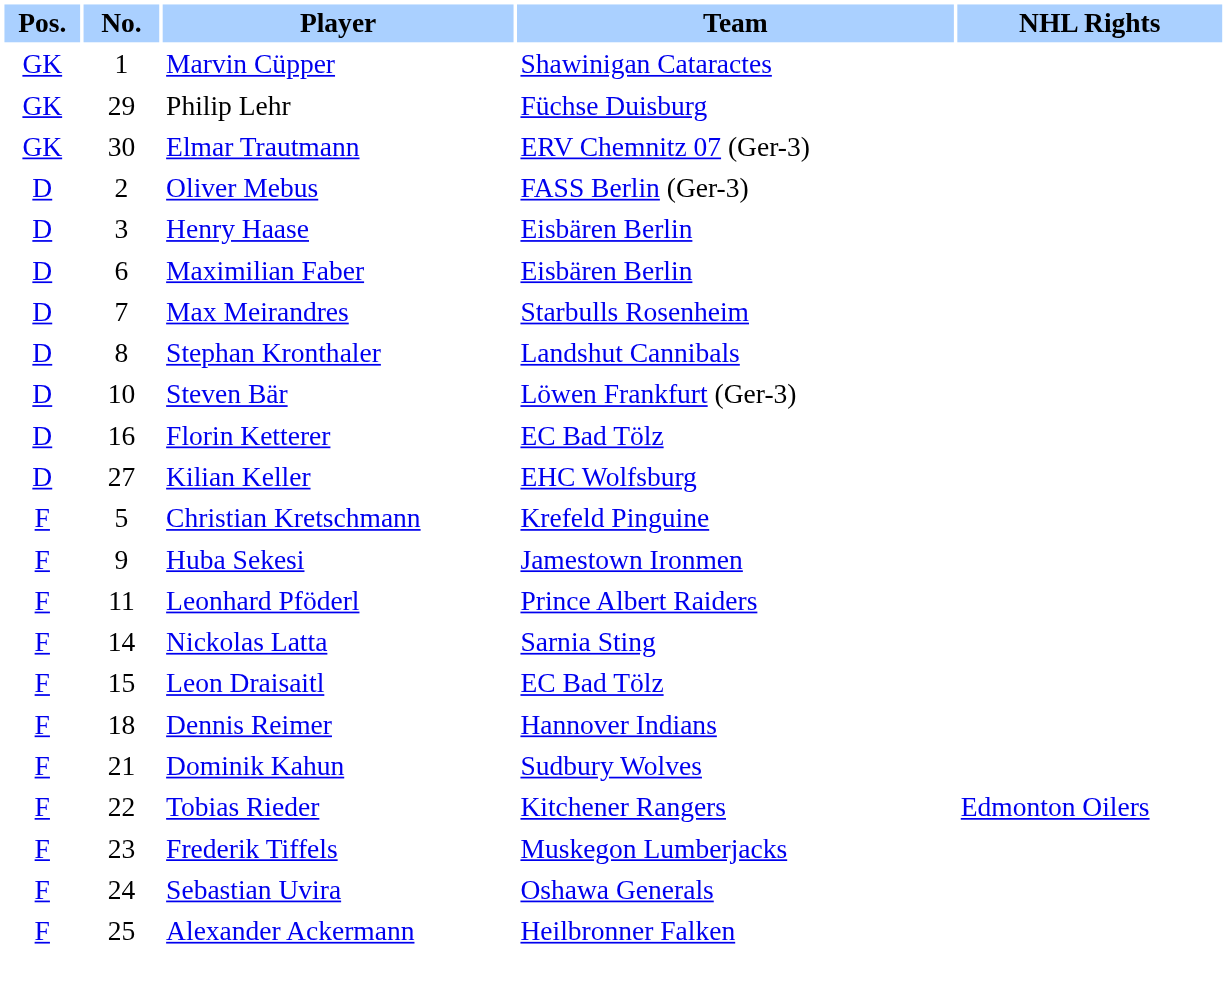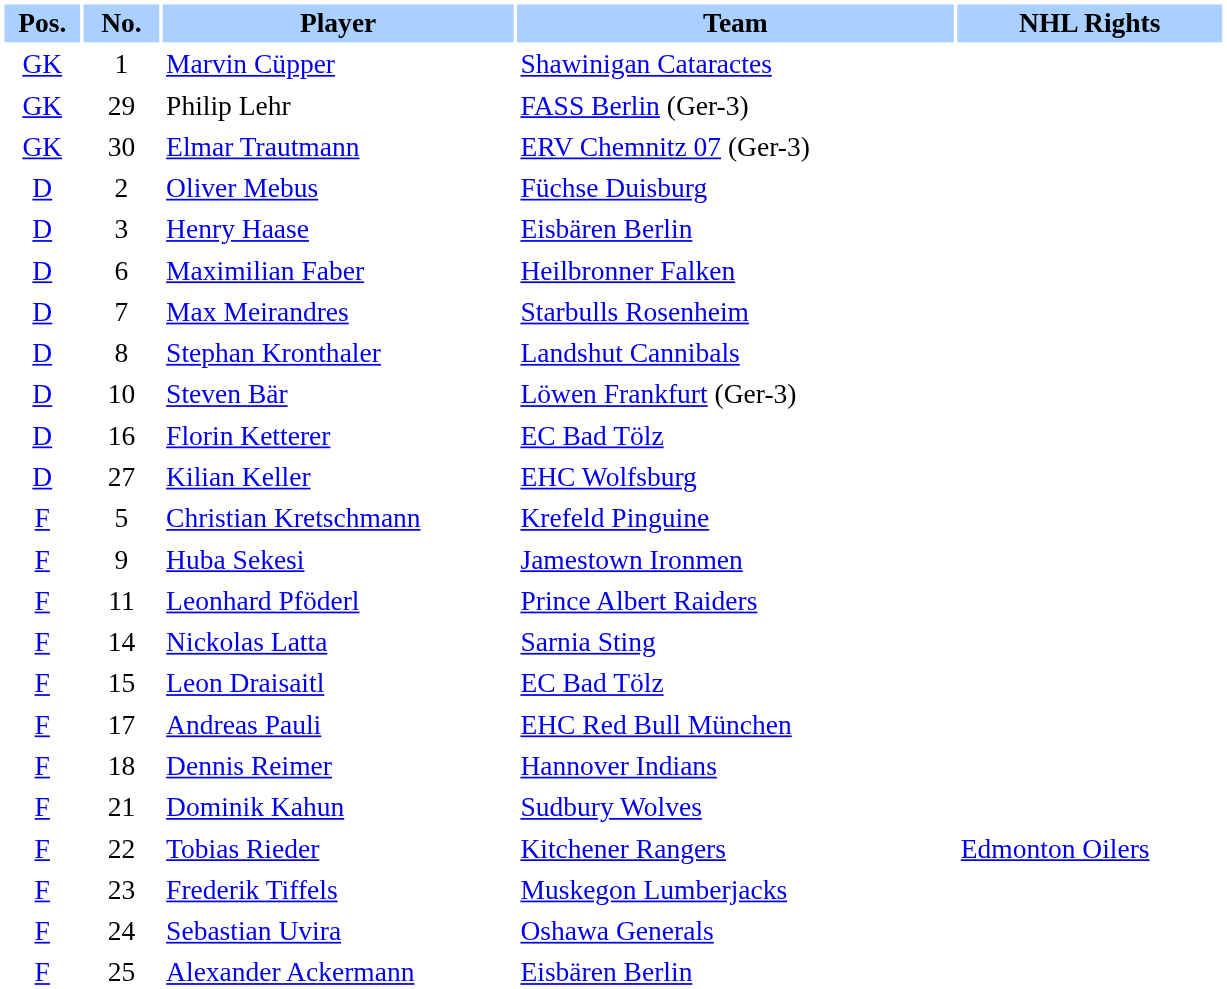(614, 105) Füchse Duisburg -> (635, 105) FASS Berlin (Ger-3)
(635, 188) FASS Berlin (Ger-3) -> (614, 188) Füchse Duisburg
(606, 270) Eisbären Berlin -> (628, 270) Heilbronner Falken
+ row: (244, 724)
(628, 931) Heilbronner Falken -> (606, 972) Eisbären Berlin
